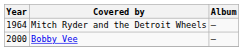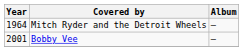(17, 39) 2000 -> (17, 39) 2001
